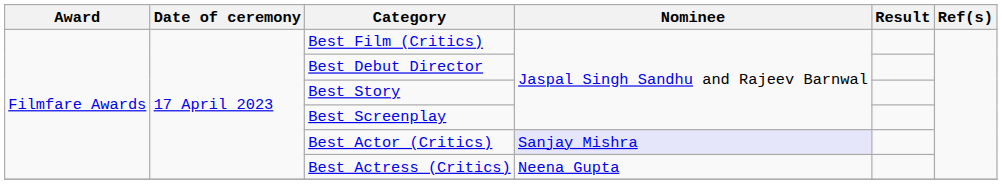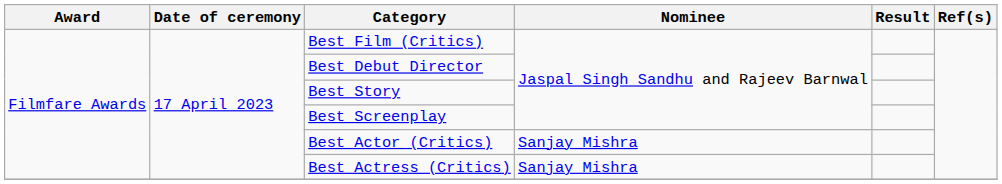(578, 142) lavender background -> (578, 142) no background
(569, 167) Neena Gupta -> (578, 167) Sanjay Mishra
